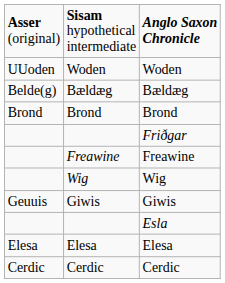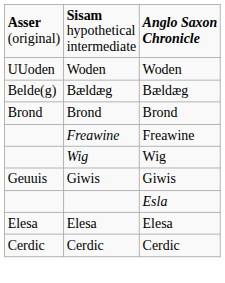- row: (165, 135)
